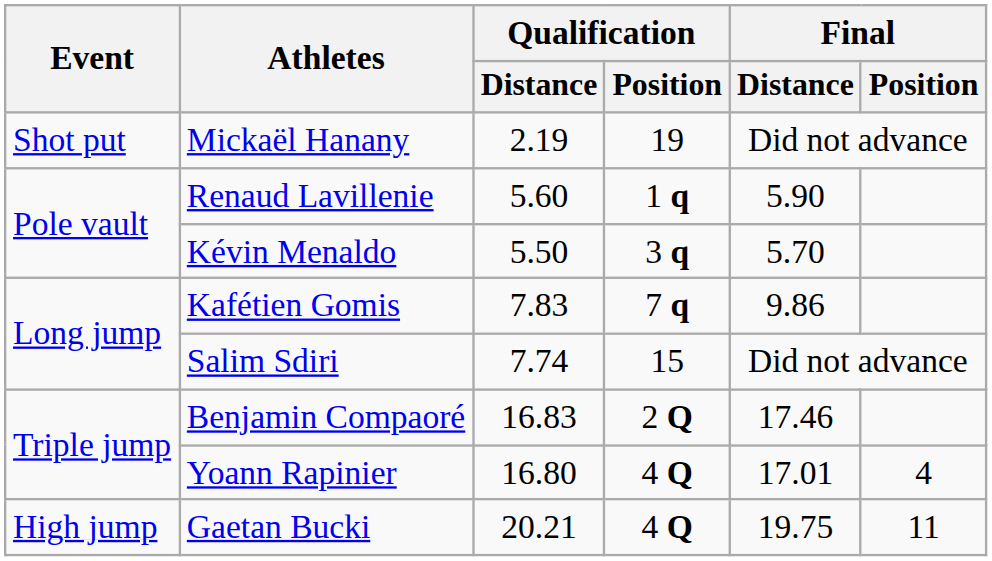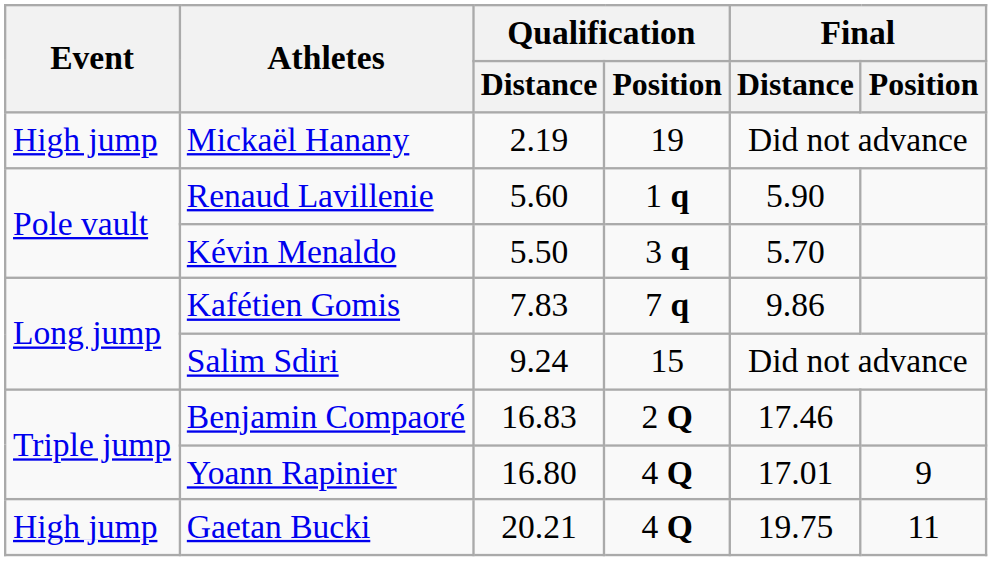(69, 140) Shot put -> (85, 140) High jump
(539, 361) 7.74 -> (539, 361) 9.24
(924, 472) 4 -> (924, 472) 9
